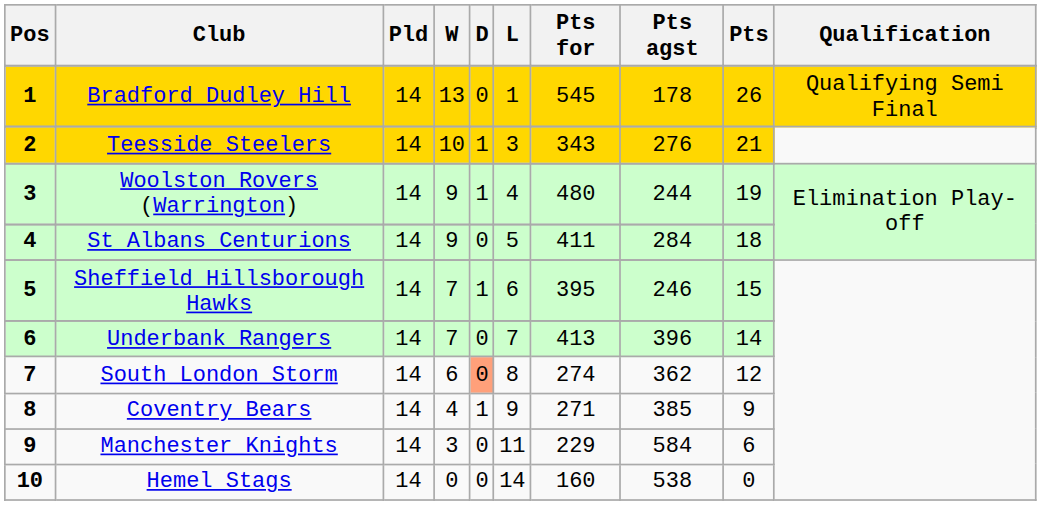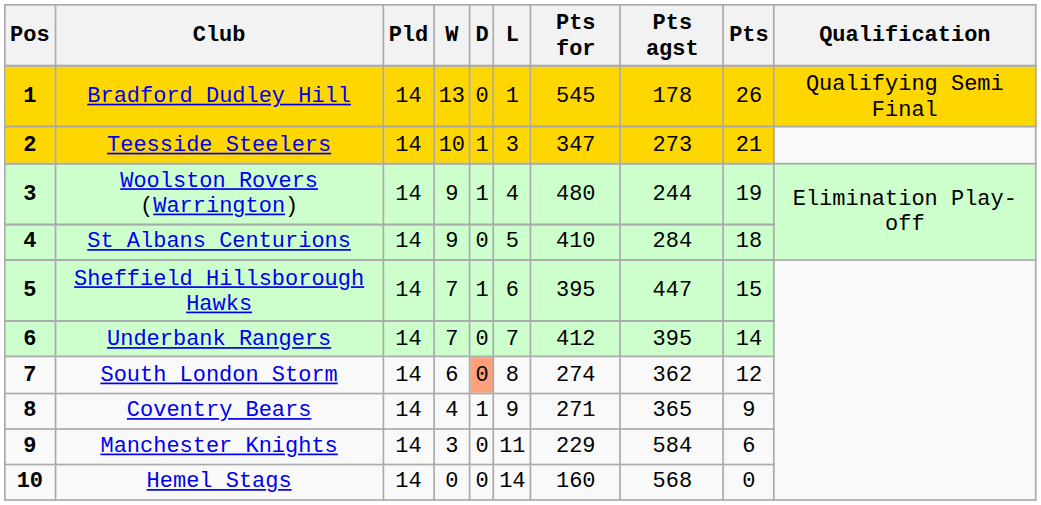(576, 145) 343 -> (576, 145) 347
(672, 145) 276 -> (672, 145) 273
(576, 242) 411 -> (576, 242) 410
(672, 291) 246 -> (672, 291) 447
(576, 339) 413 -> (576, 339) 412
(672, 339) 396 -> (672, 339) 395
(672, 411) 385 -> (672, 411) 365
(672, 482) 538 -> (672, 482) 568
